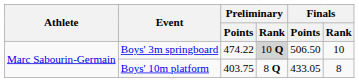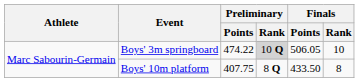(305, 50) 506.50 -> (305, 50) 506.05
(239, 68) 403.75 -> (239, 68) 407.75
(305, 68) 433.05 -> (305, 68) 433.50
